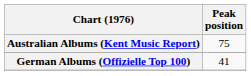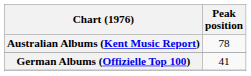(224, 43) 75 -> (224, 43) 78
